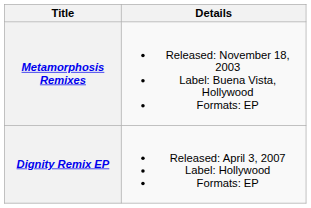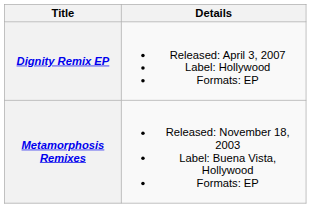rows swapped: (63, 73) <-> (63, 164)
